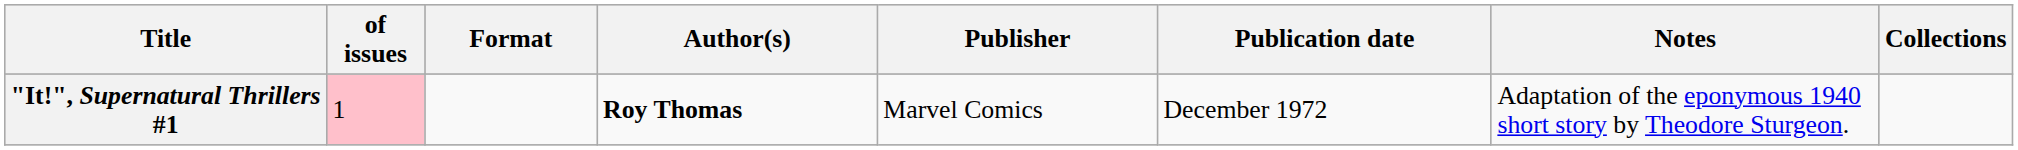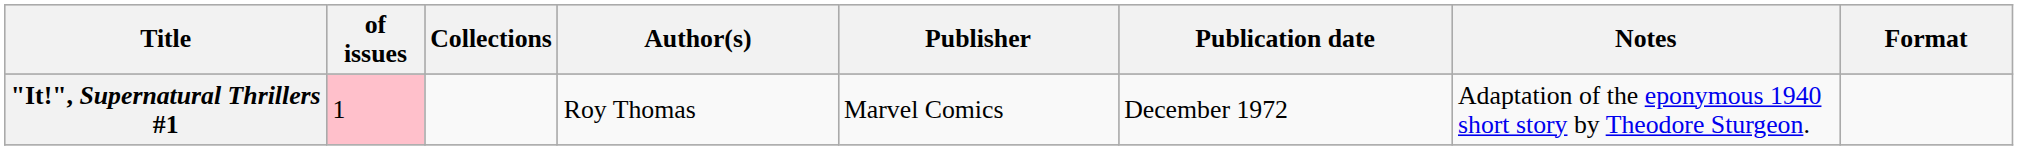columns swapped: (511, 39) <-> (1946, 39)
(673, 109) bold -> (630, 109) normal
